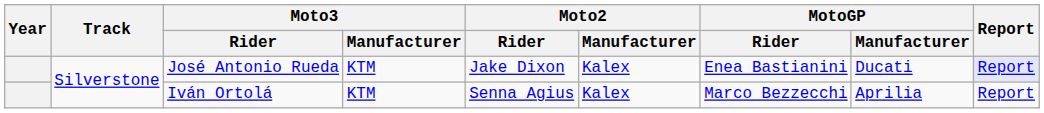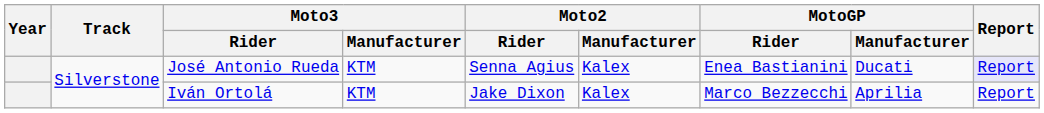(517, 69) Jake Dixon -> (522, 69) Senna Agius
(522, 95) Senna Agius -> (517, 95) Jake Dixon
